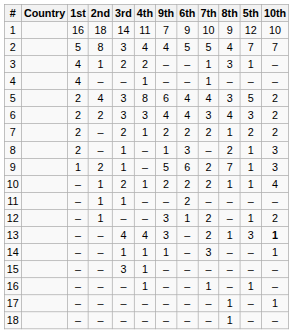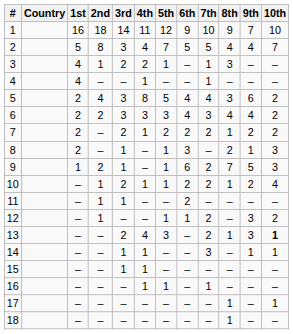columns swapped: (251, 13) <-> (166, 13)
(123, 235) 4 -> (123, 235) 2
(123, 269) 3 -> (123, 269) 1
